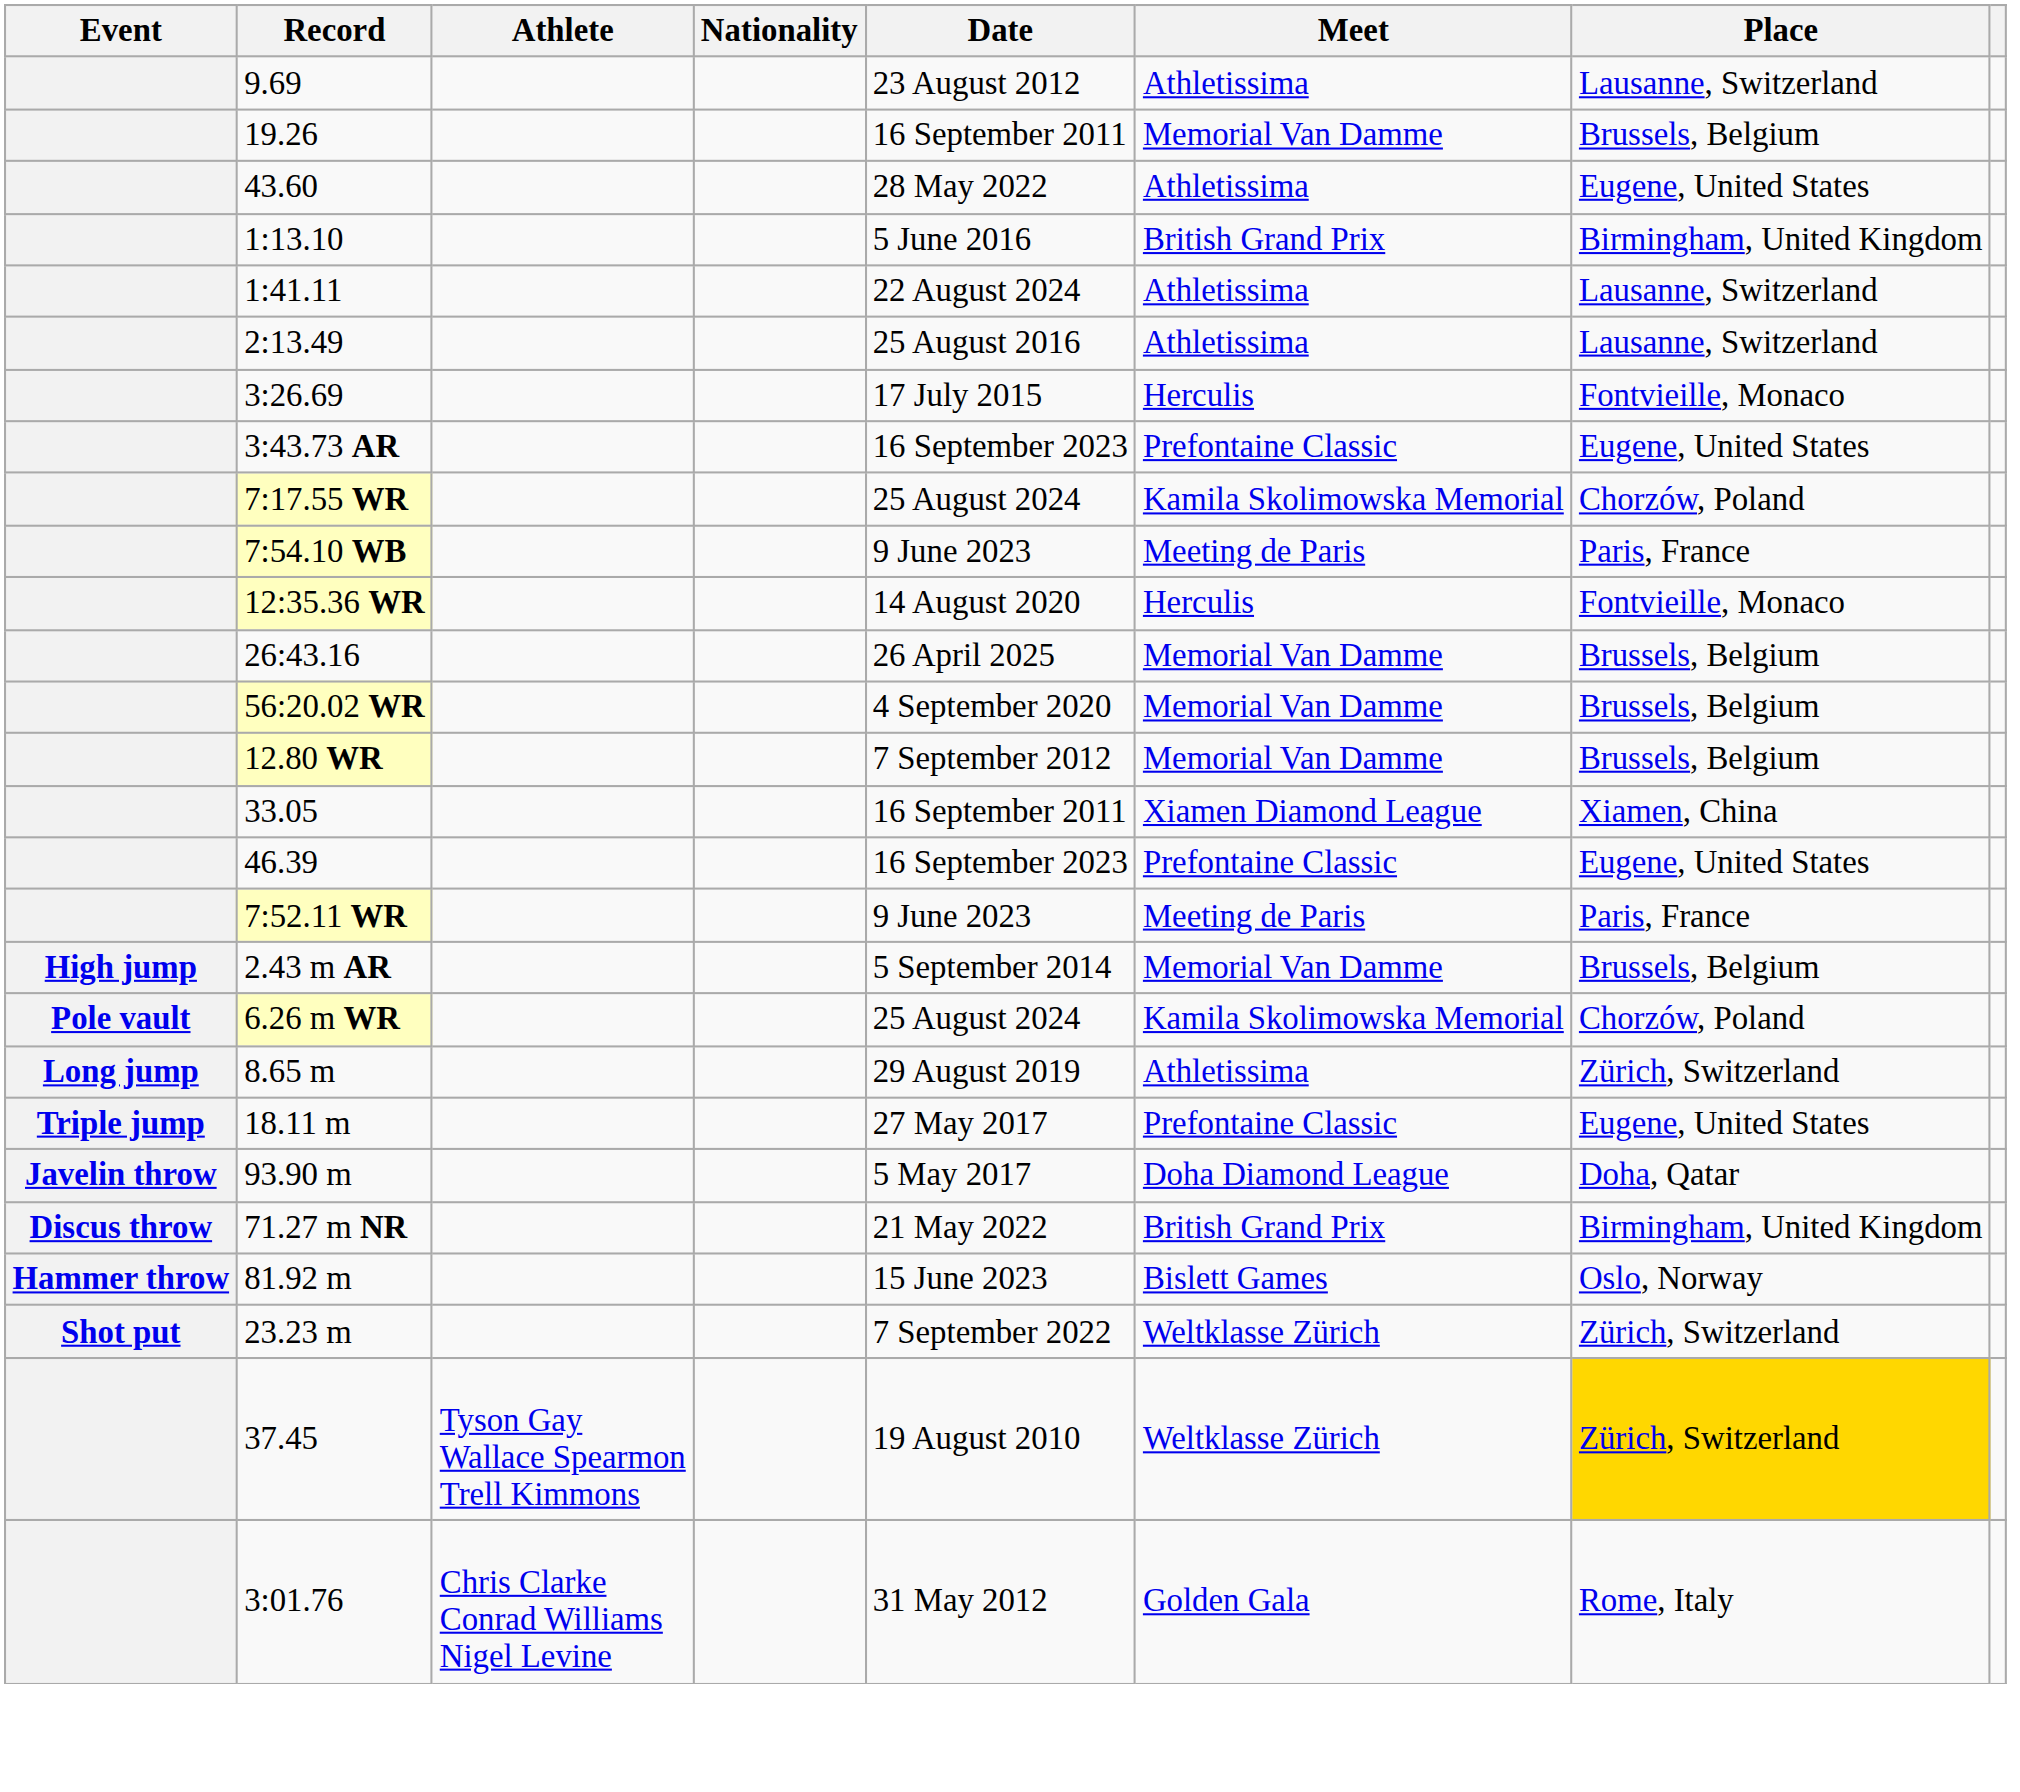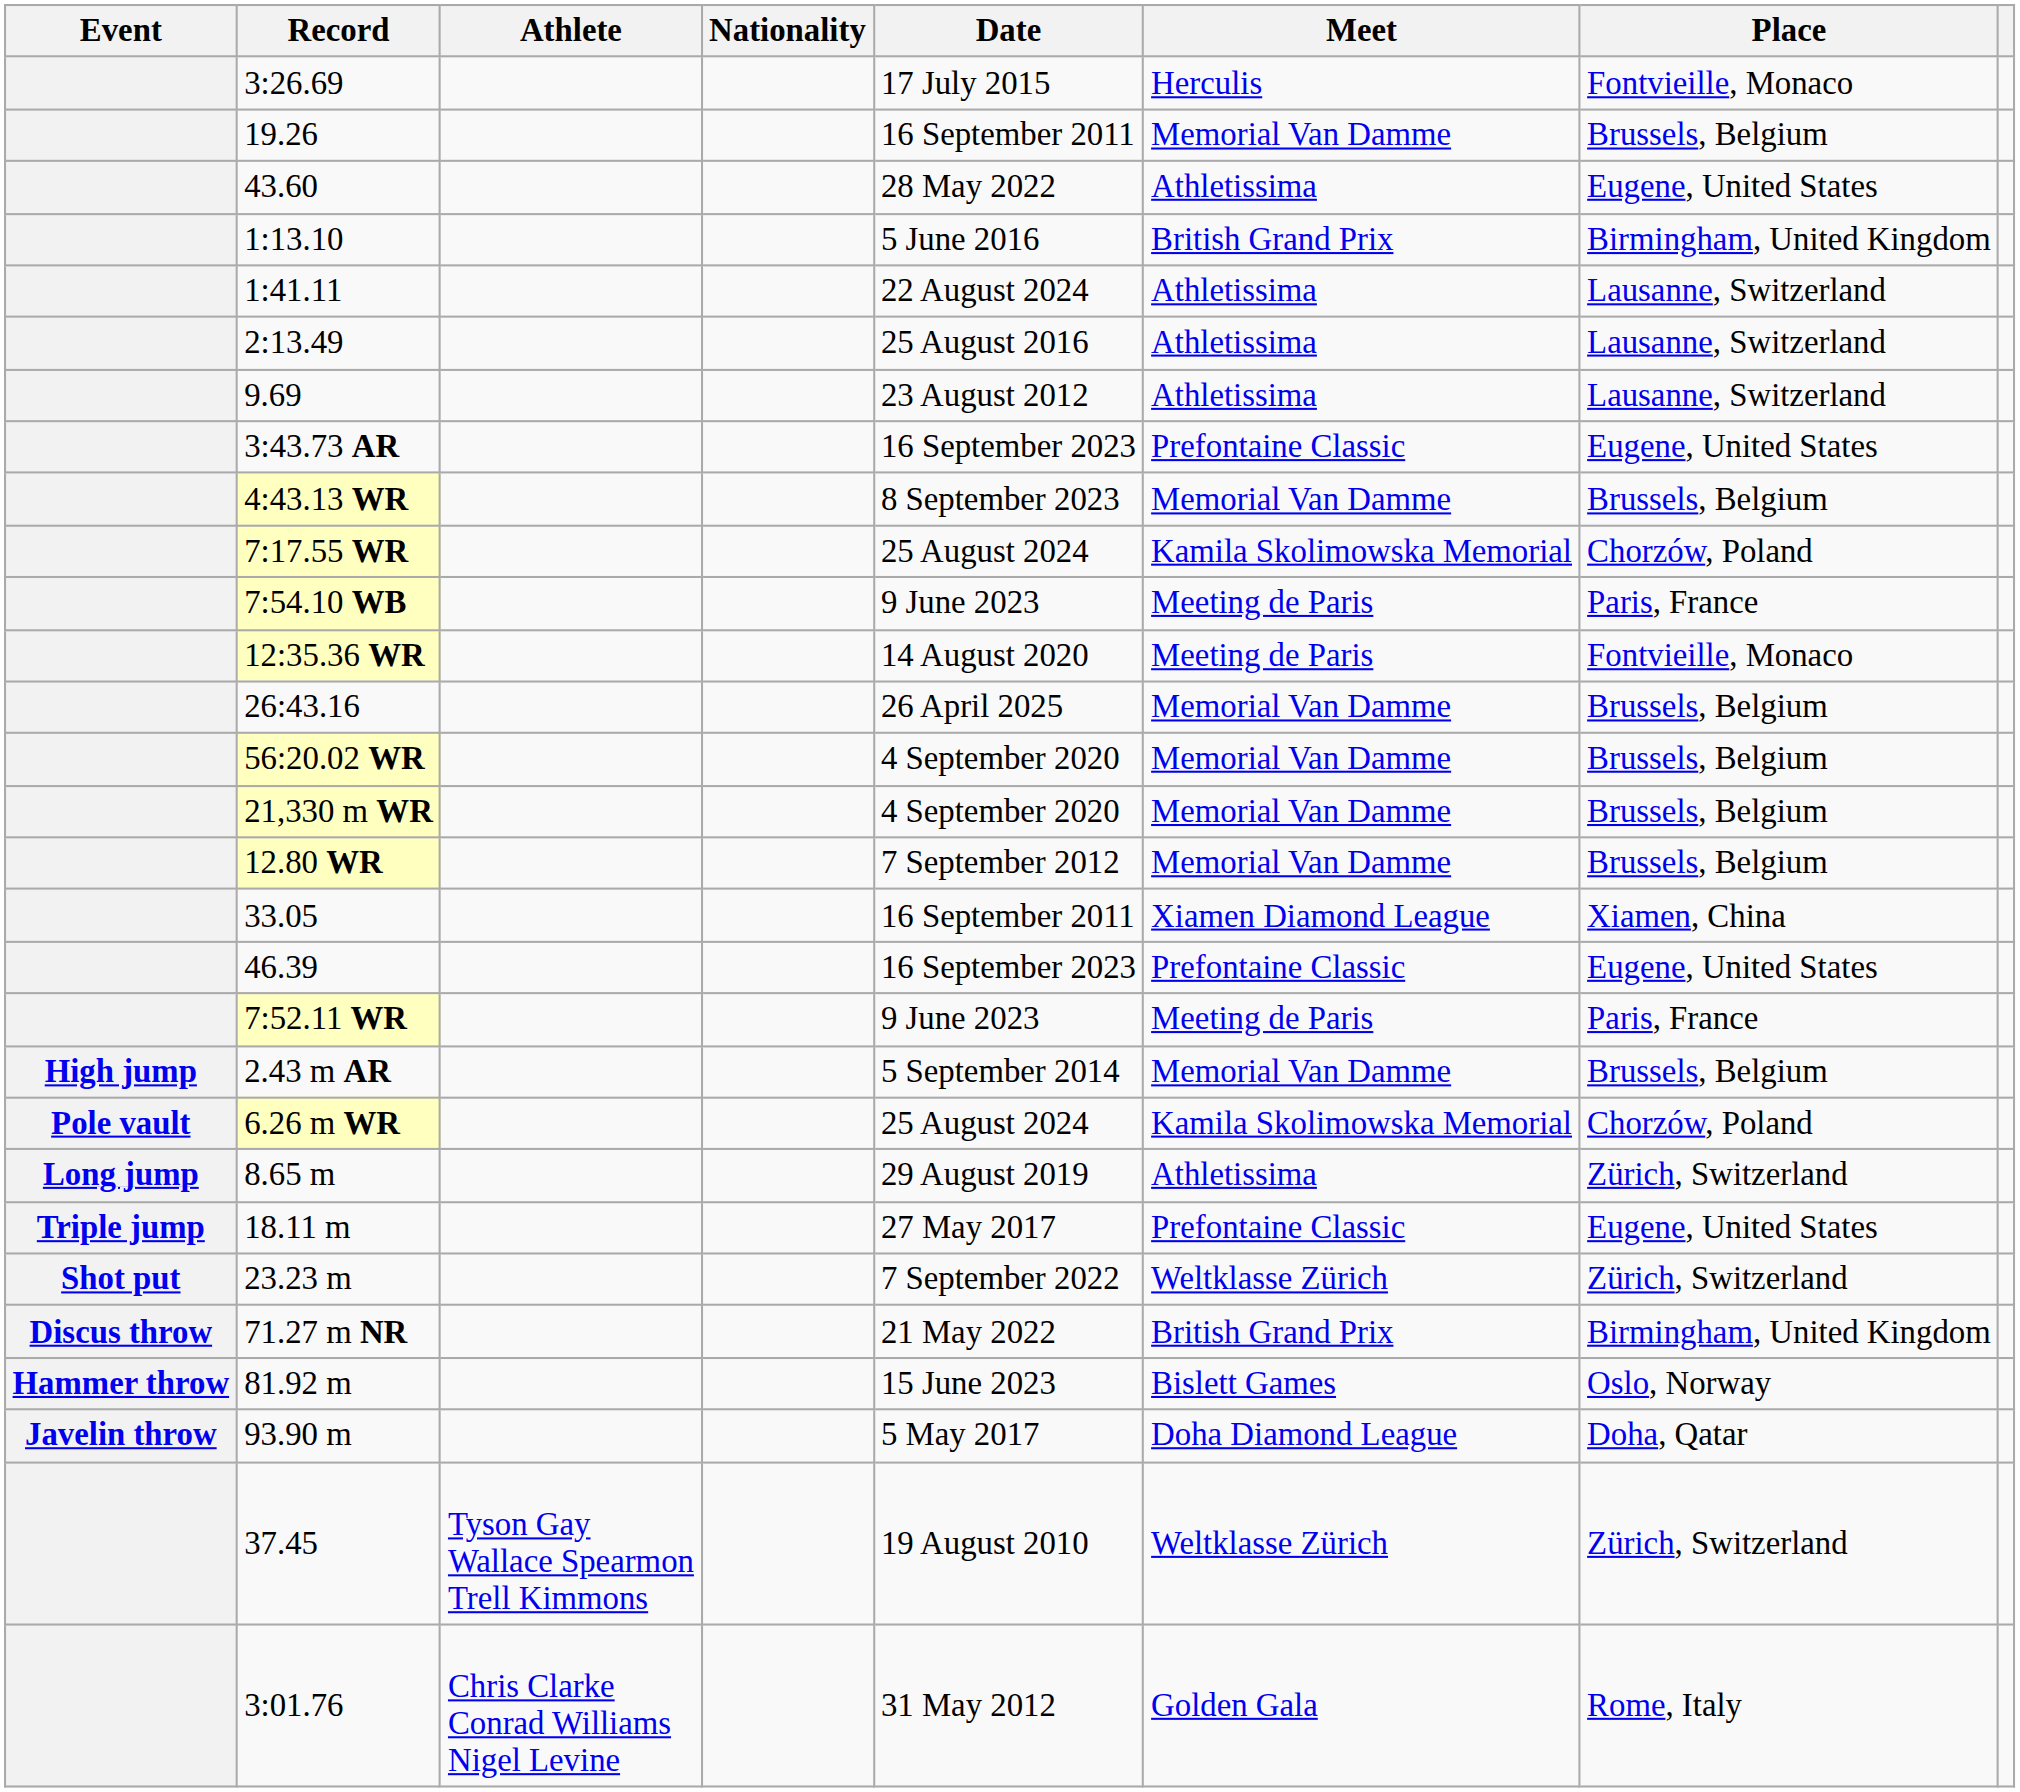rows swapped: (273, 82) <-> (294, 394)
+ row: (326, 498)
(1198, 602) Herculis -> (1262, 654) Meeting de Paris
+ row: (339, 810)
rows swapped: (298, 1330) <-> (298, 1174)
(1709, 1438) gold background -> (1717, 1542) no background
